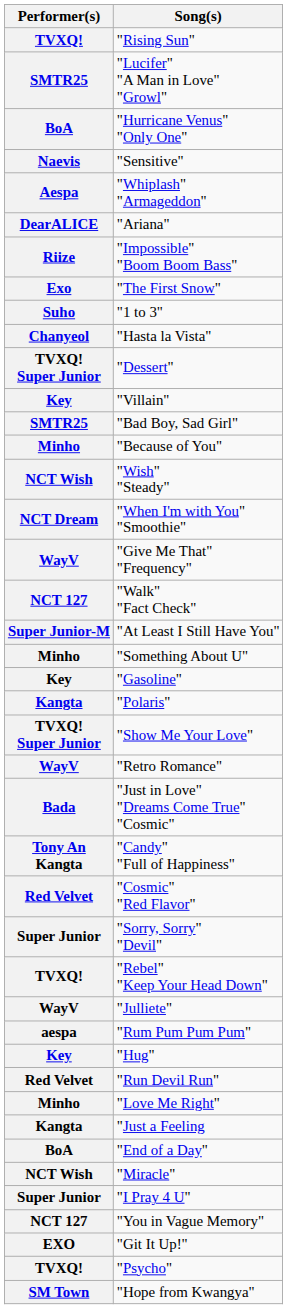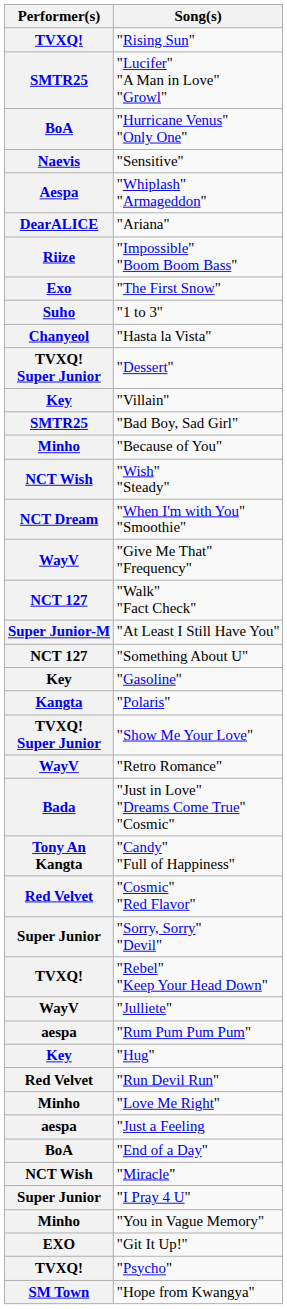(59, 655) Minho -> (59, 655) NCT 127
(59, 1126) Kangta -> (59, 1126) aespa
(59, 1221) NCT 127 -> (59, 1221) Minho
